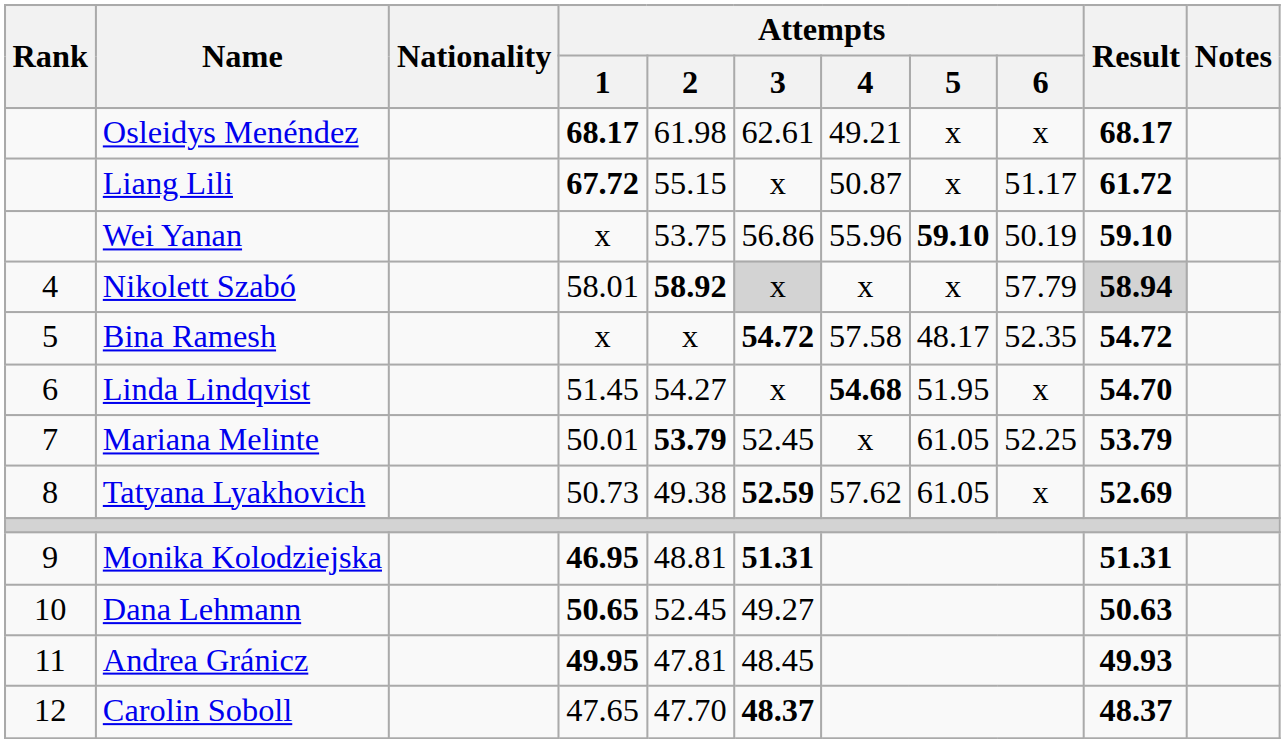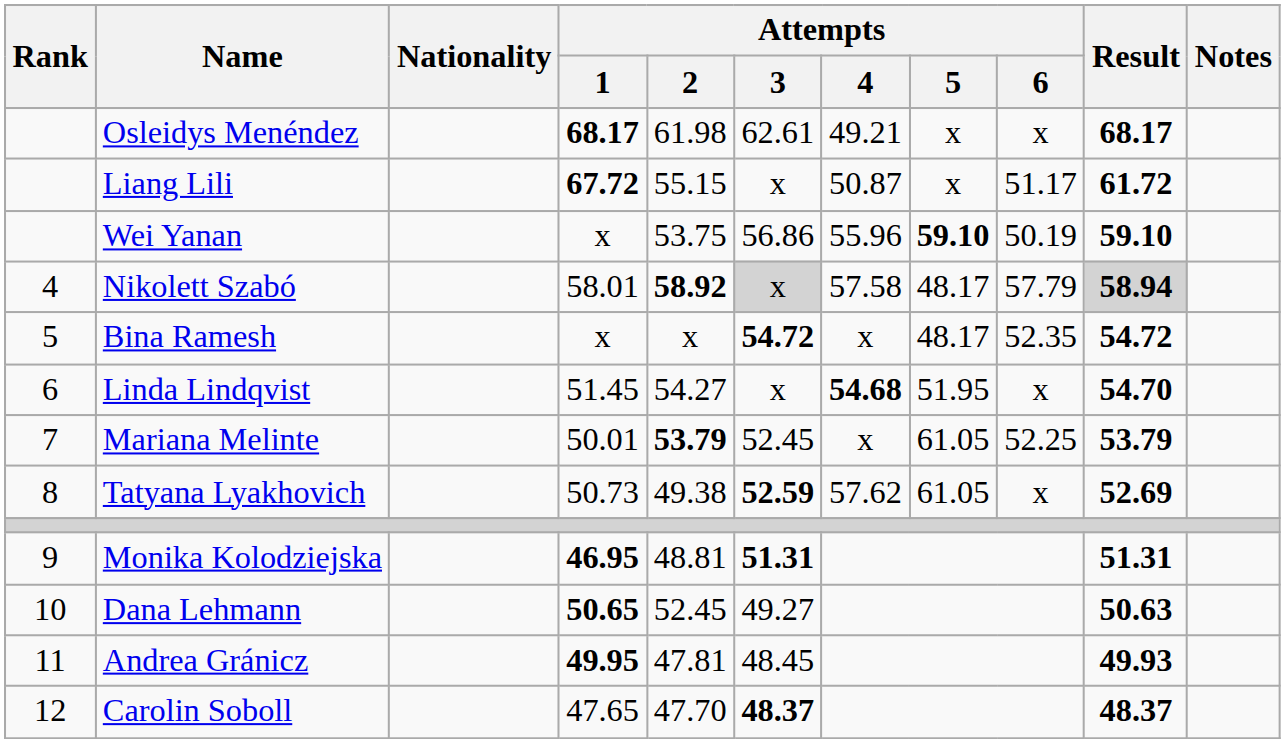(865, 286) x -> (865, 286) 57.58
(953, 286) x -> (953, 286) 48.17
(865, 337) 57.58 -> (865, 337) x
